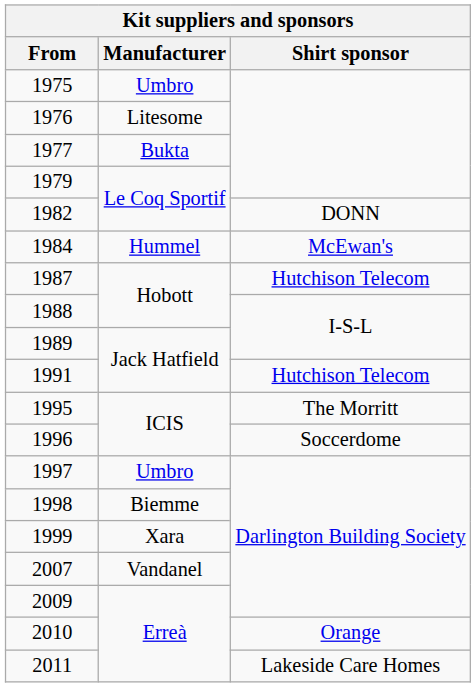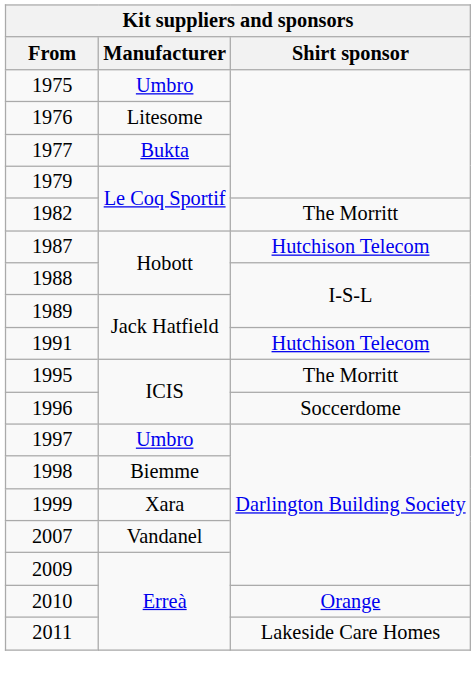(350, 214) DONN -> (350, 214) The Morritt
- row: (52, 246)
